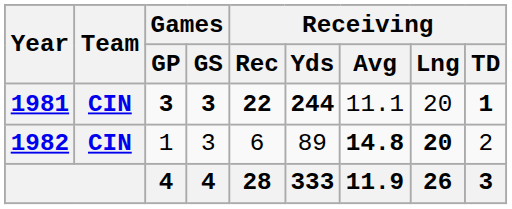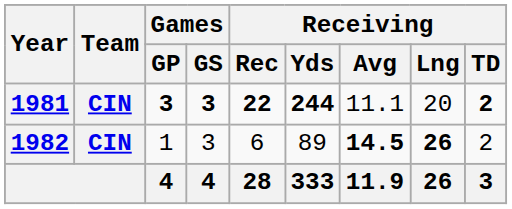(486, 104) 1 -> (486, 104) 2
(375, 144) 14.8 -> (375, 144) 14.5
(438, 144) 20 -> (438, 144) 26
